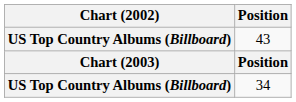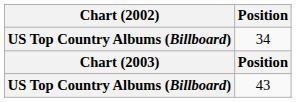rows swapped: (263, 85) <-> (263, 39)
